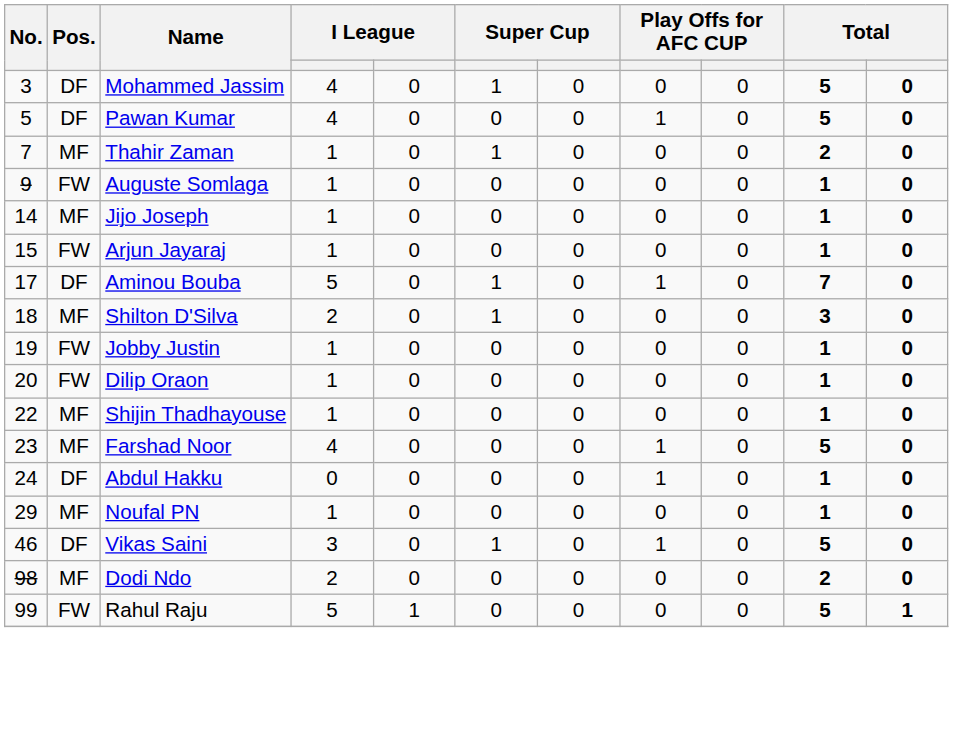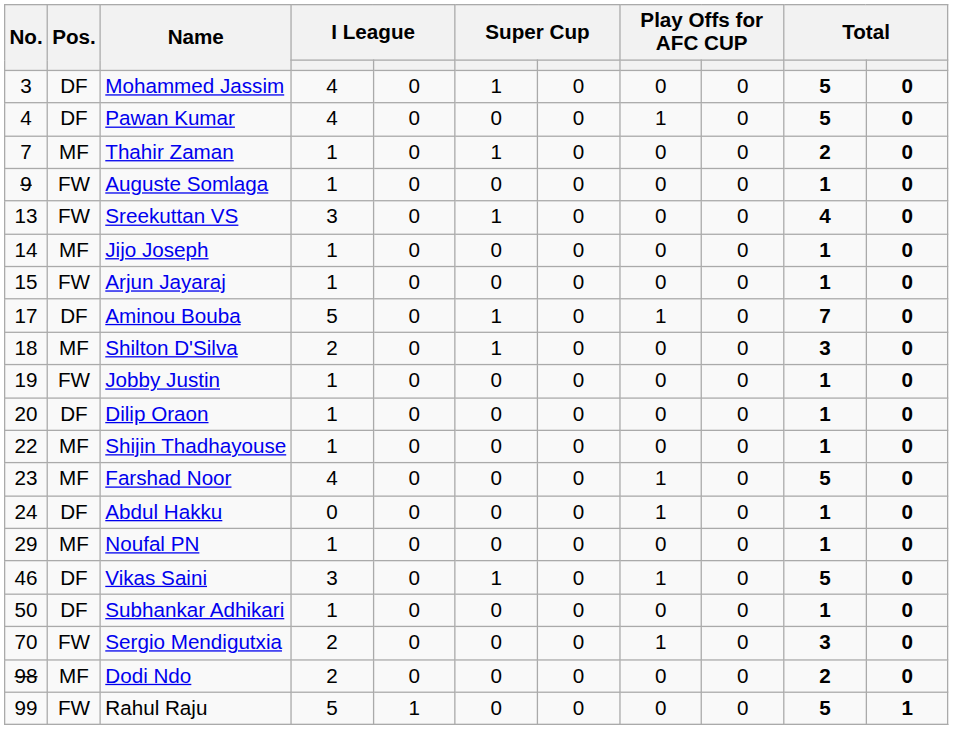(26, 119) 5 -> (26, 119) 4
+ row: (172, 217)
(74, 380) FW -> (74, 413) DF
+ row: (195, 610)
+ row: (194, 642)
